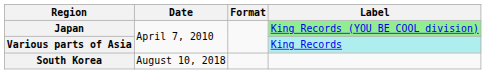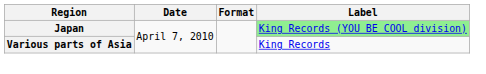(306, 45) paleturquoise background -> (294, 45) no background
- row: (69, 61)
